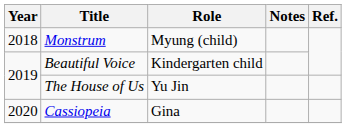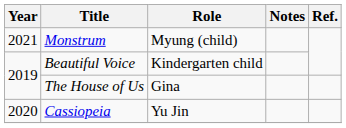(23, 39) 2018 -> (23, 39) 2021
(170, 87) Yu Jin -> (165, 87) Gina
(165, 110) Gina -> (170, 110) Yu Jin
